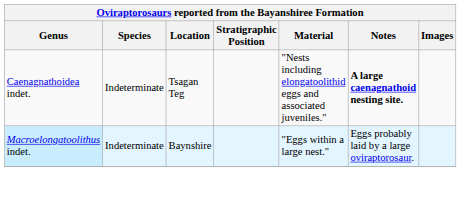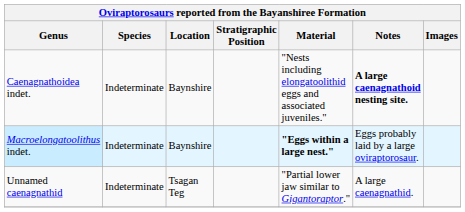(183, 87) Tsagan Teg -> (190, 87) Baynshire
(313, 146) normal -> (315, 146) bold
+ row: (35, 186)
